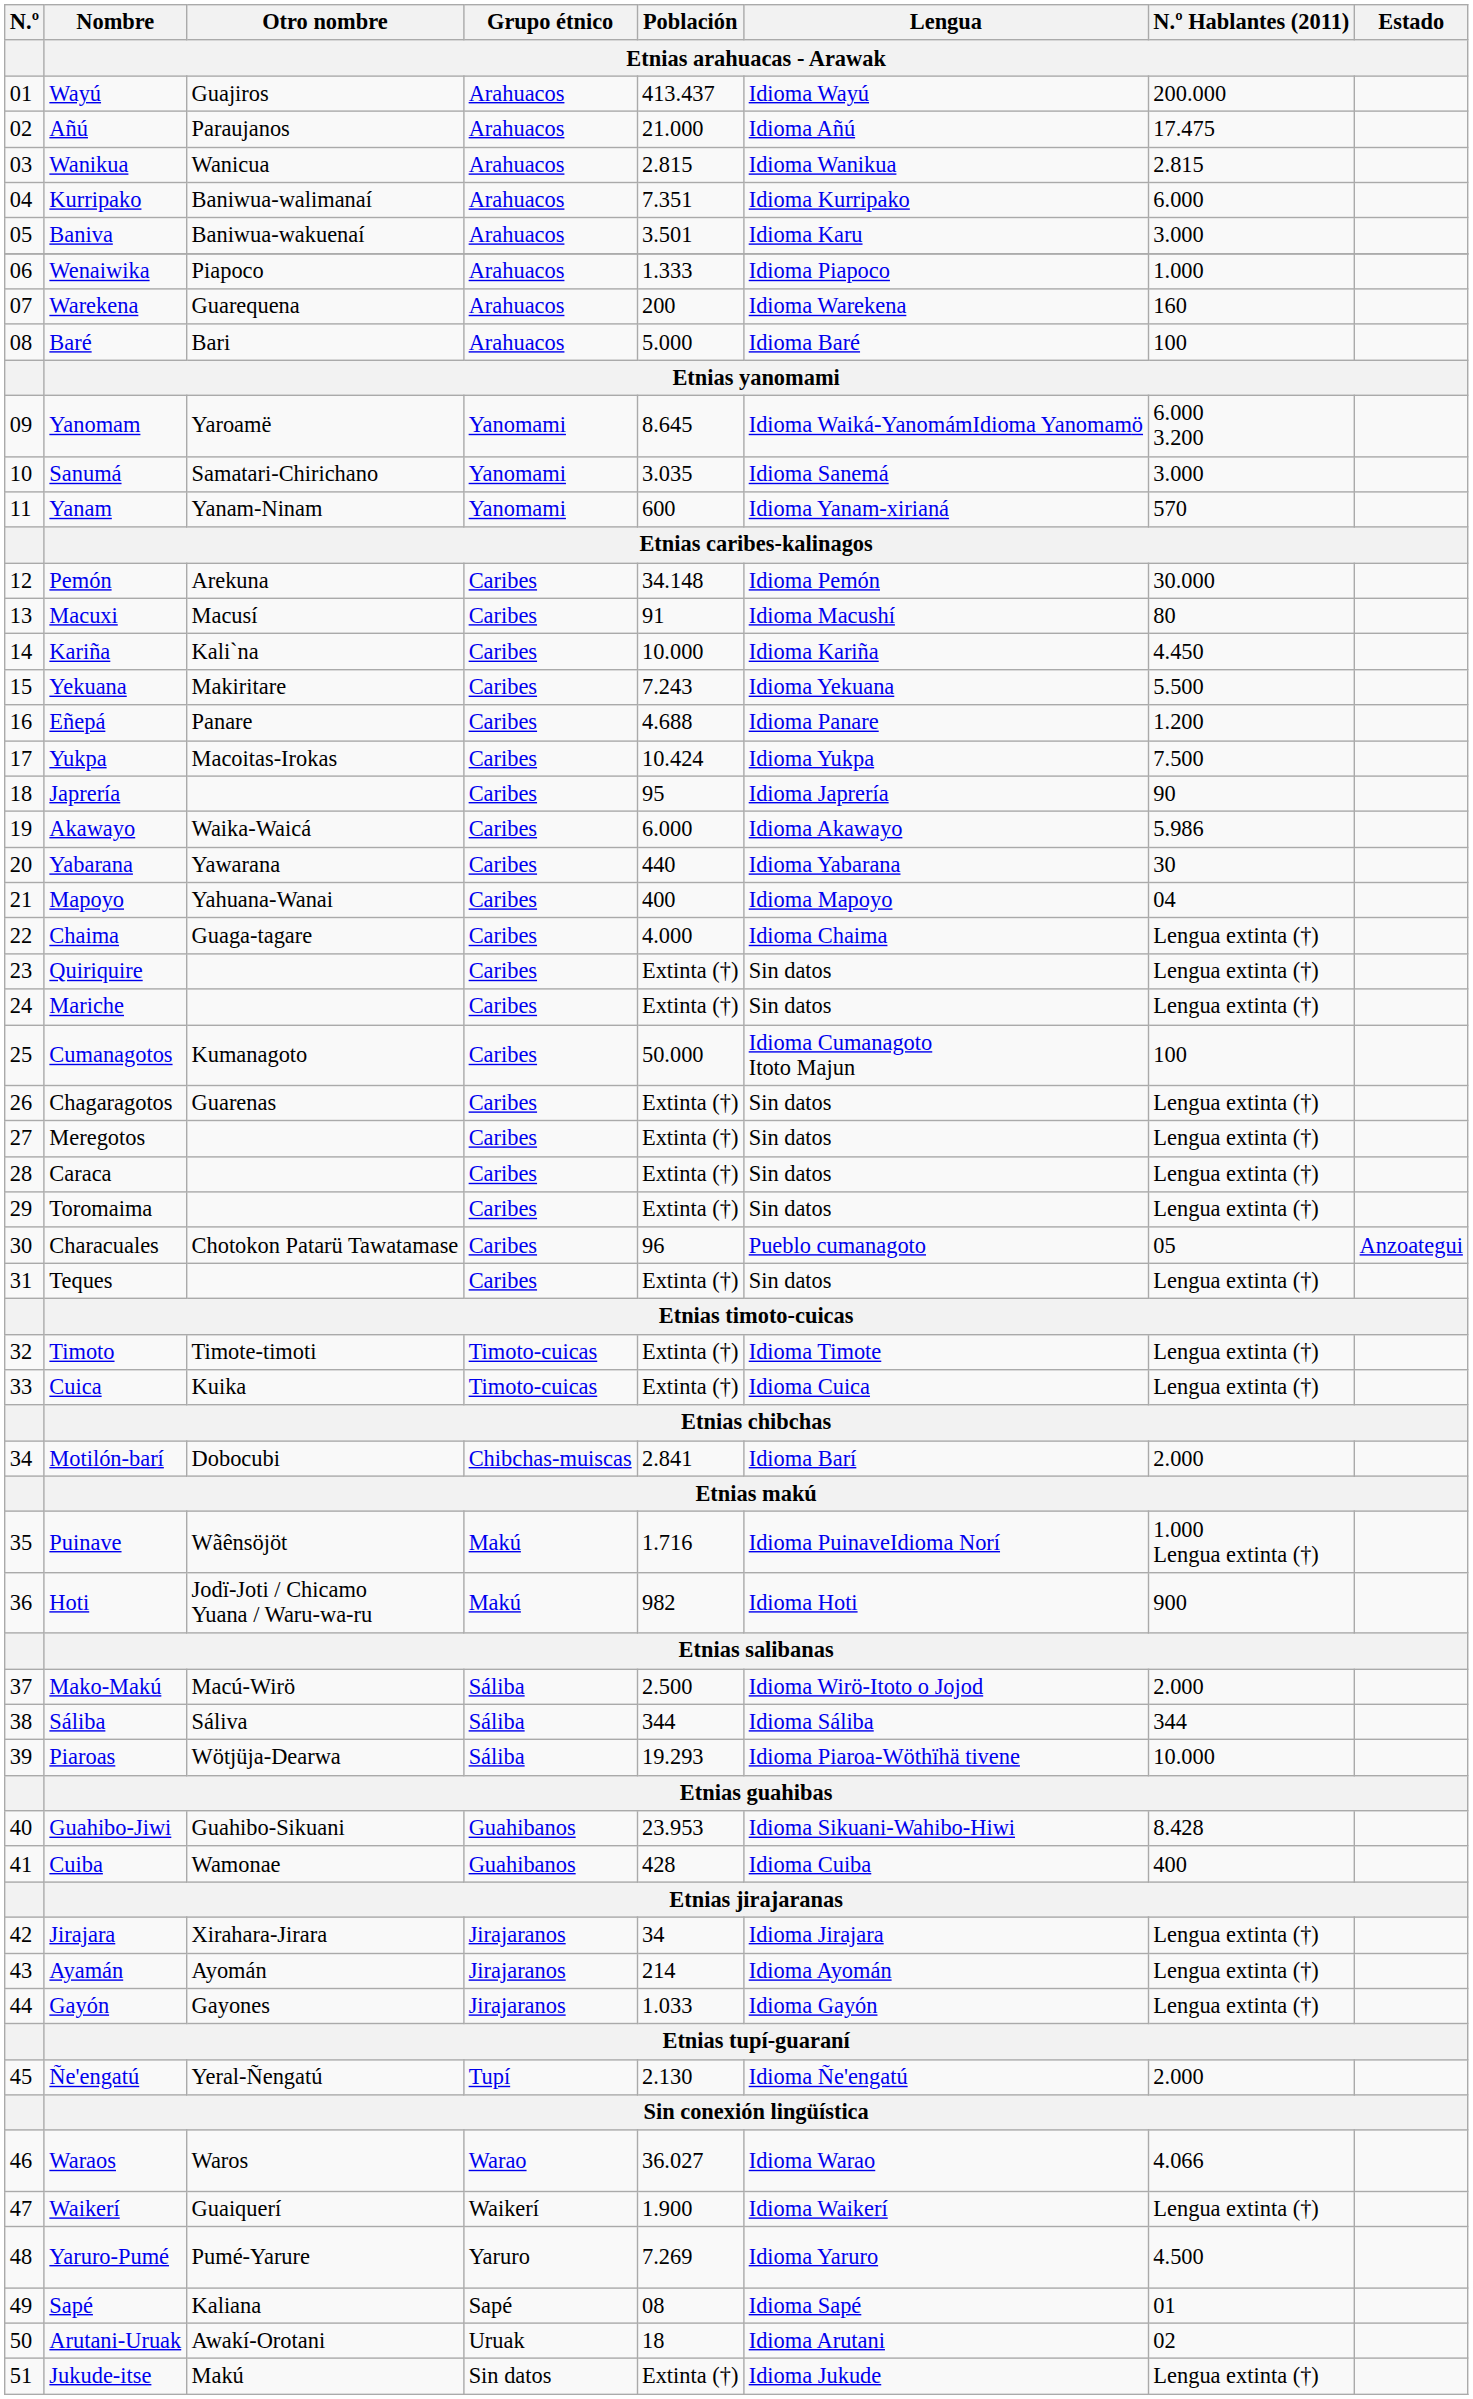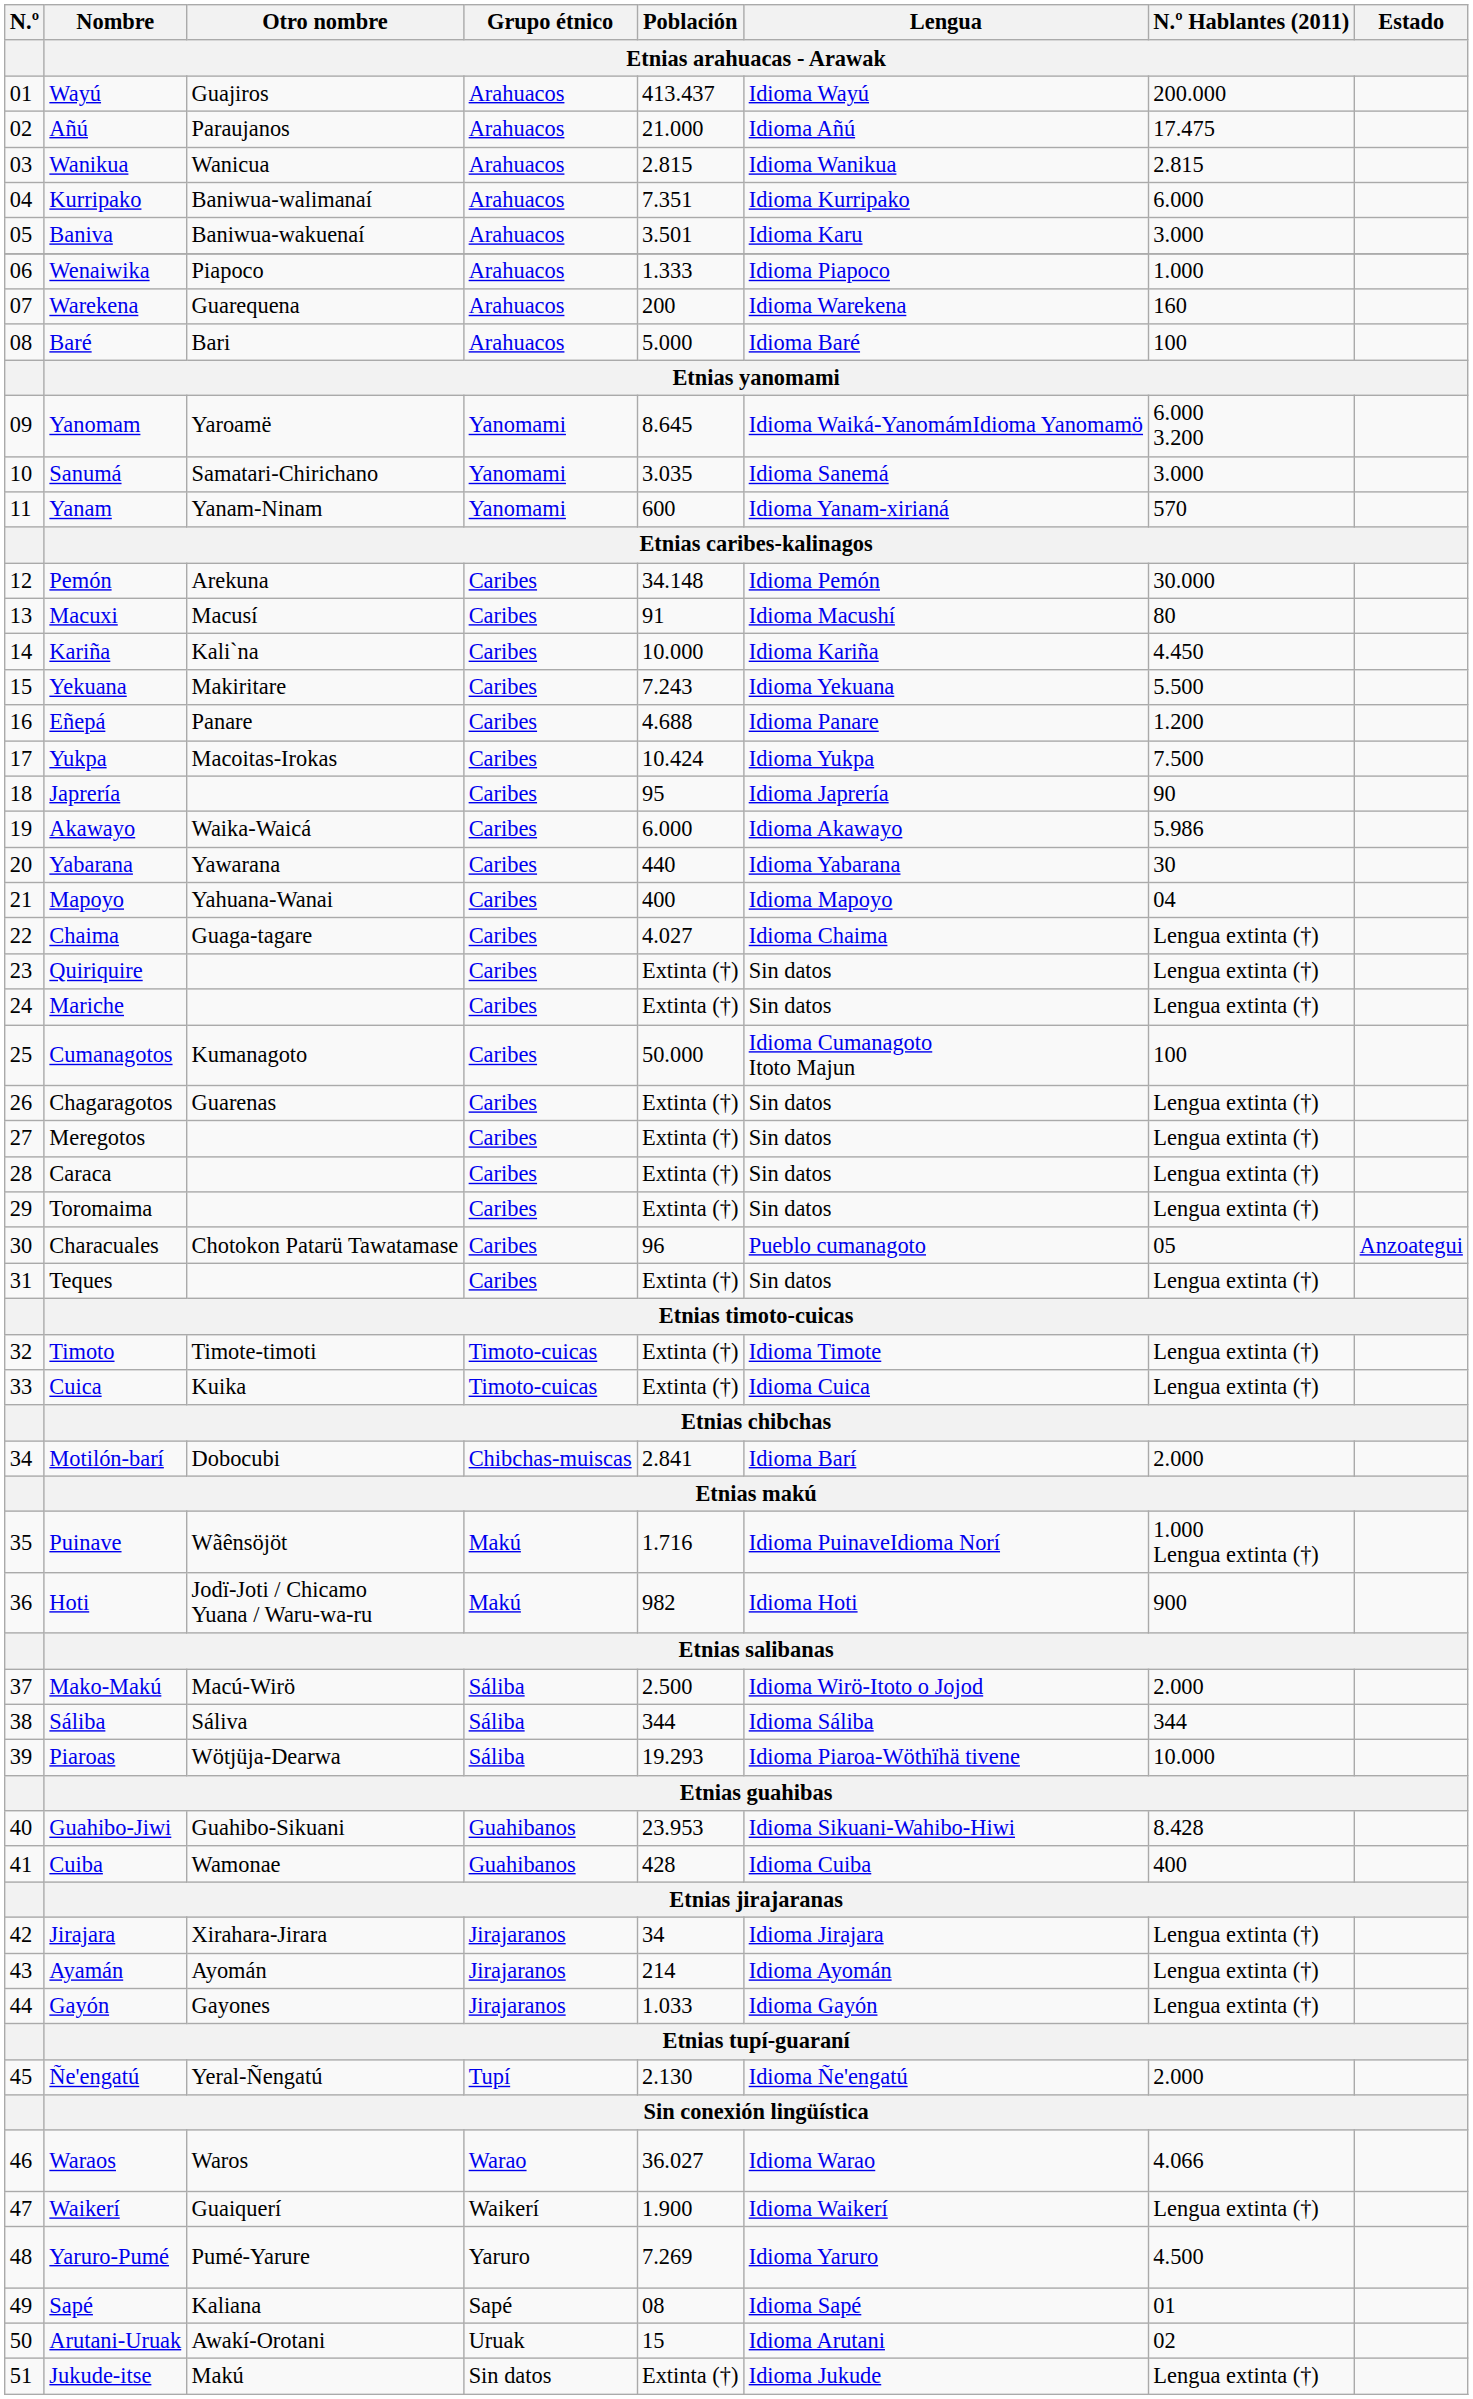(667, 935) 4.000 -> (667, 935) 4.027
(653, 2340) 18 -> (653, 2340) 15
